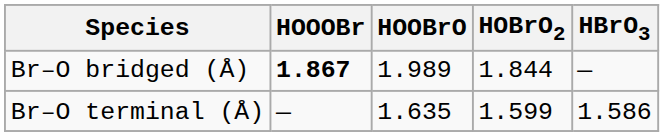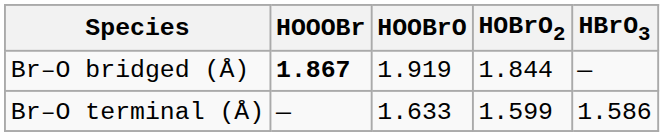(414, 71) 1.989 -> (414, 71) 1.919
(414, 111) 1.635 -> (414, 111) 1.633
